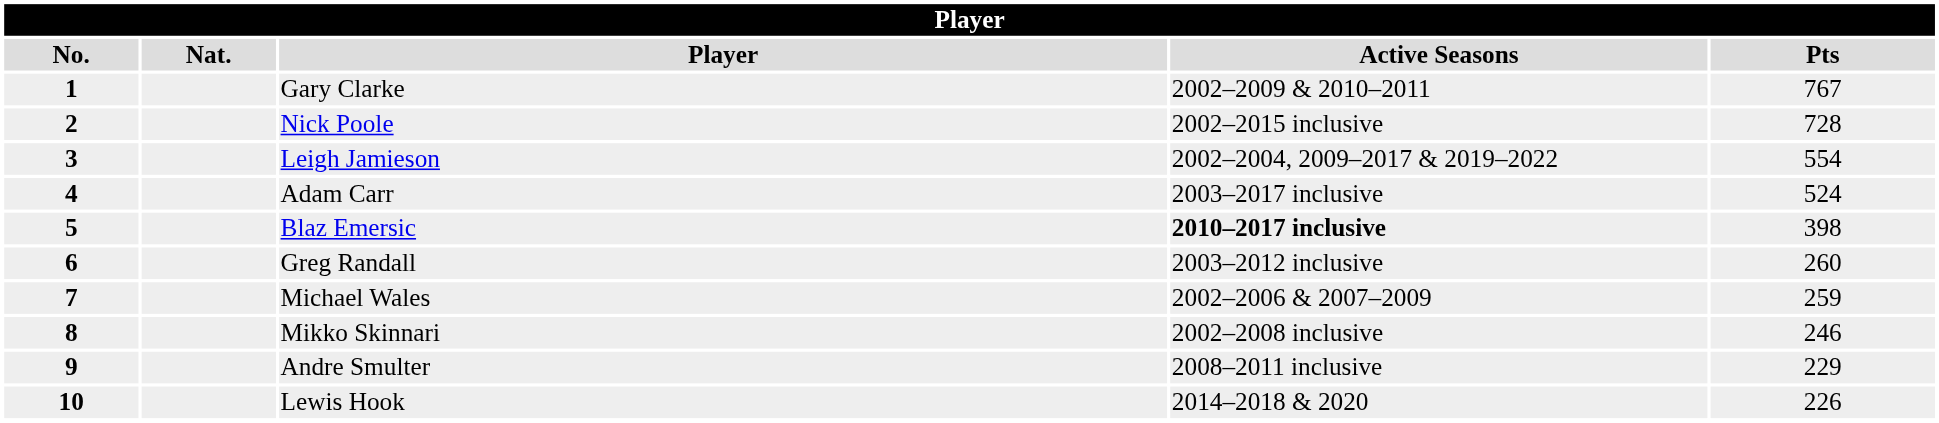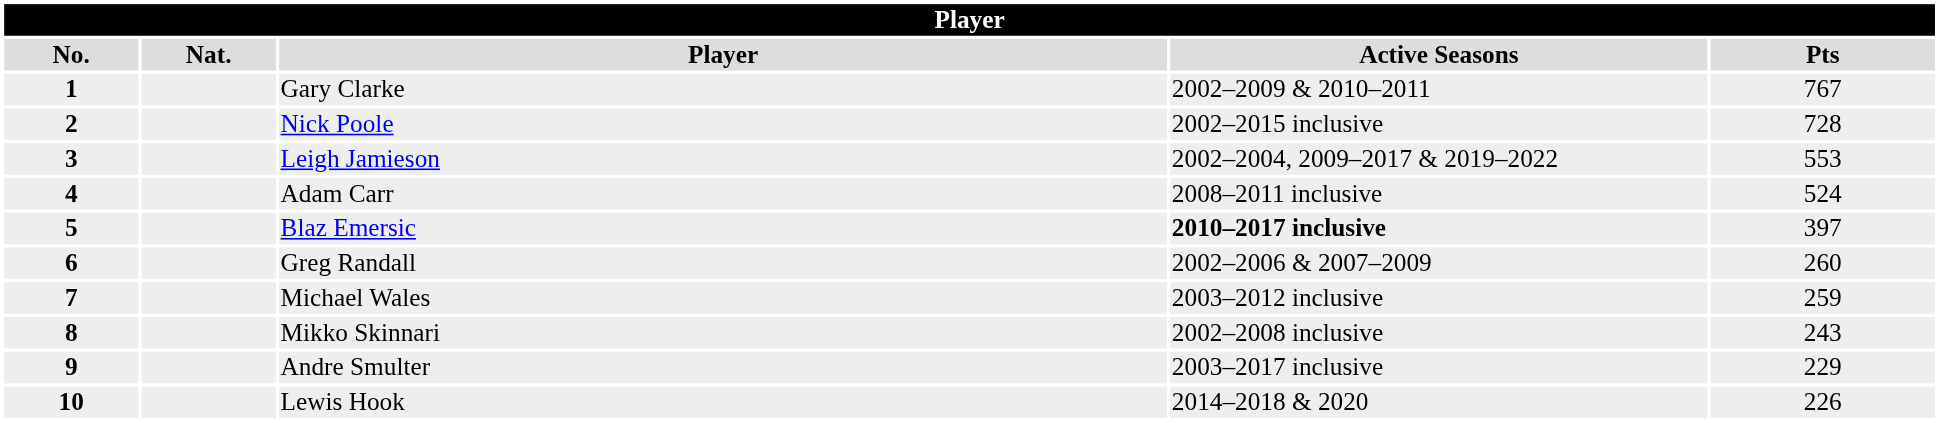(1823, 158) 554 -> (1823, 158) 553
(1278, 193) 2003–2017 inclusive -> (1277, 193) 2008–2011 inclusive
(1823, 228) 398 -> (1823, 228) 397
(1278, 262) 2003–2012 inclusive -> (1302, 262) 2002–2006 & 2007–2009
(1302, 297) 2002–2006 & 2007–2009 -> (1278, 297) 2003–2012 inclusive
(1823, 332) 246 -> (1823, 332) 243
(1277, 367) 2008–2011 inclusive -> (1278, 367) 2003–2017 inclusive
